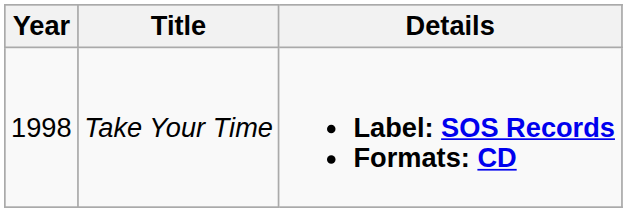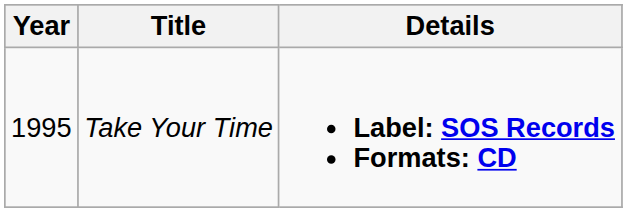(41, 127) 1998 -> (41, 127) 1995
